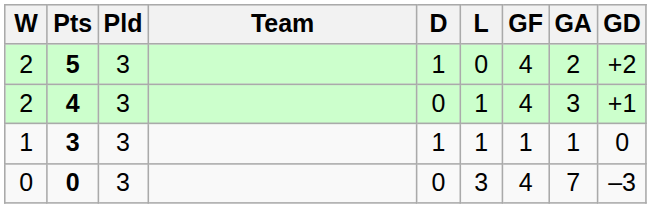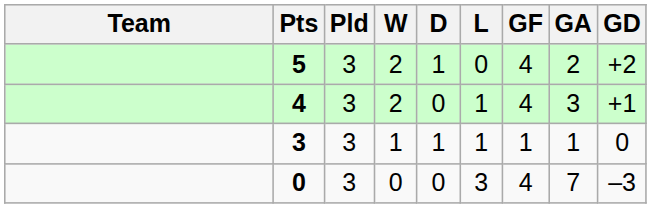columns swapped: (283, 24) <-> (26, 24)
